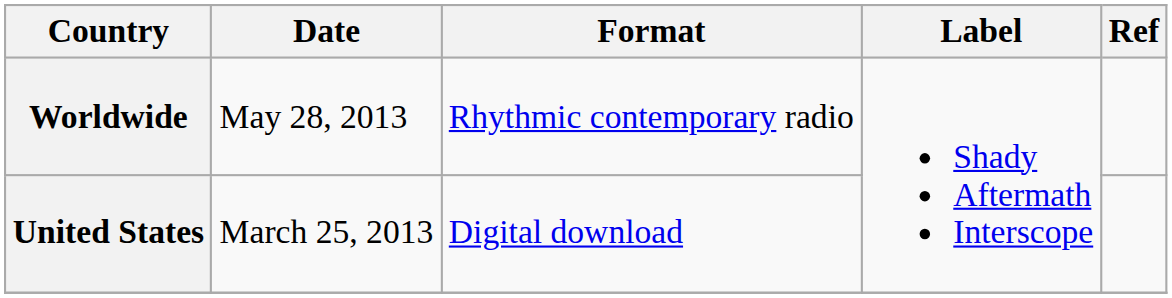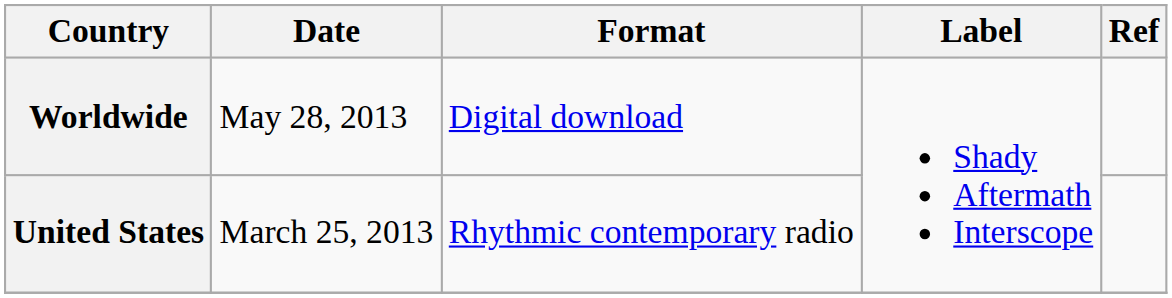(651, 116) Rhythmic contemporary radio -> (566, 116) Digital download
(566, 233) Digital download -> (651, 233) Rhythmic contemporary radio
